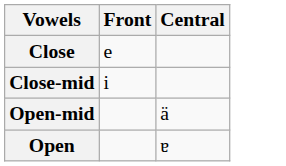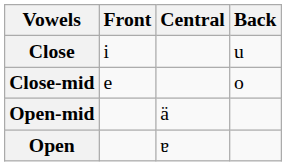+ column: (255, 20)
(108, 51) e -> (106, 51) i
(106, 82) i -> (108, 82) e
